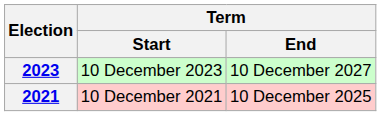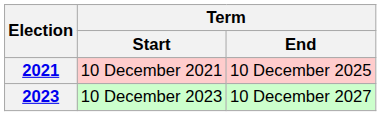rows swapped: (41, 96) <-> (41, 70)
